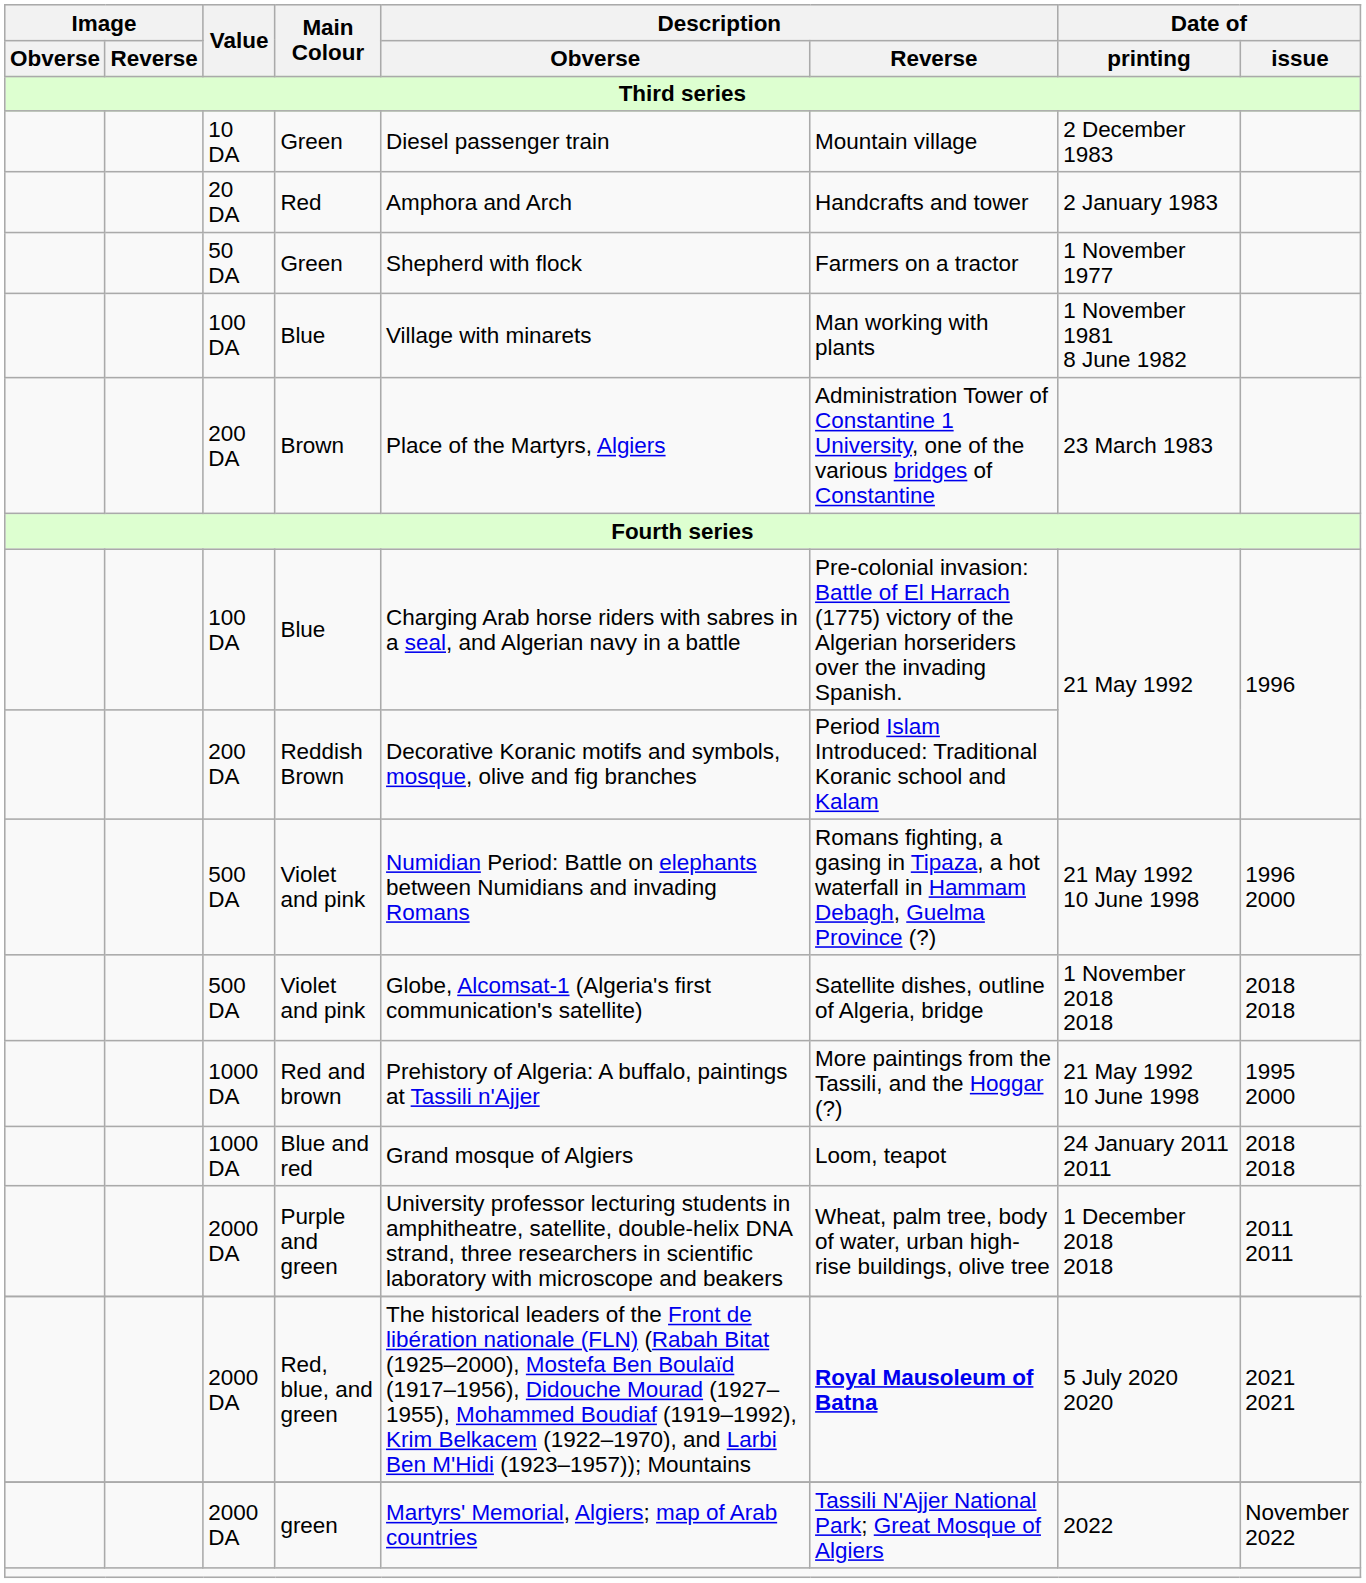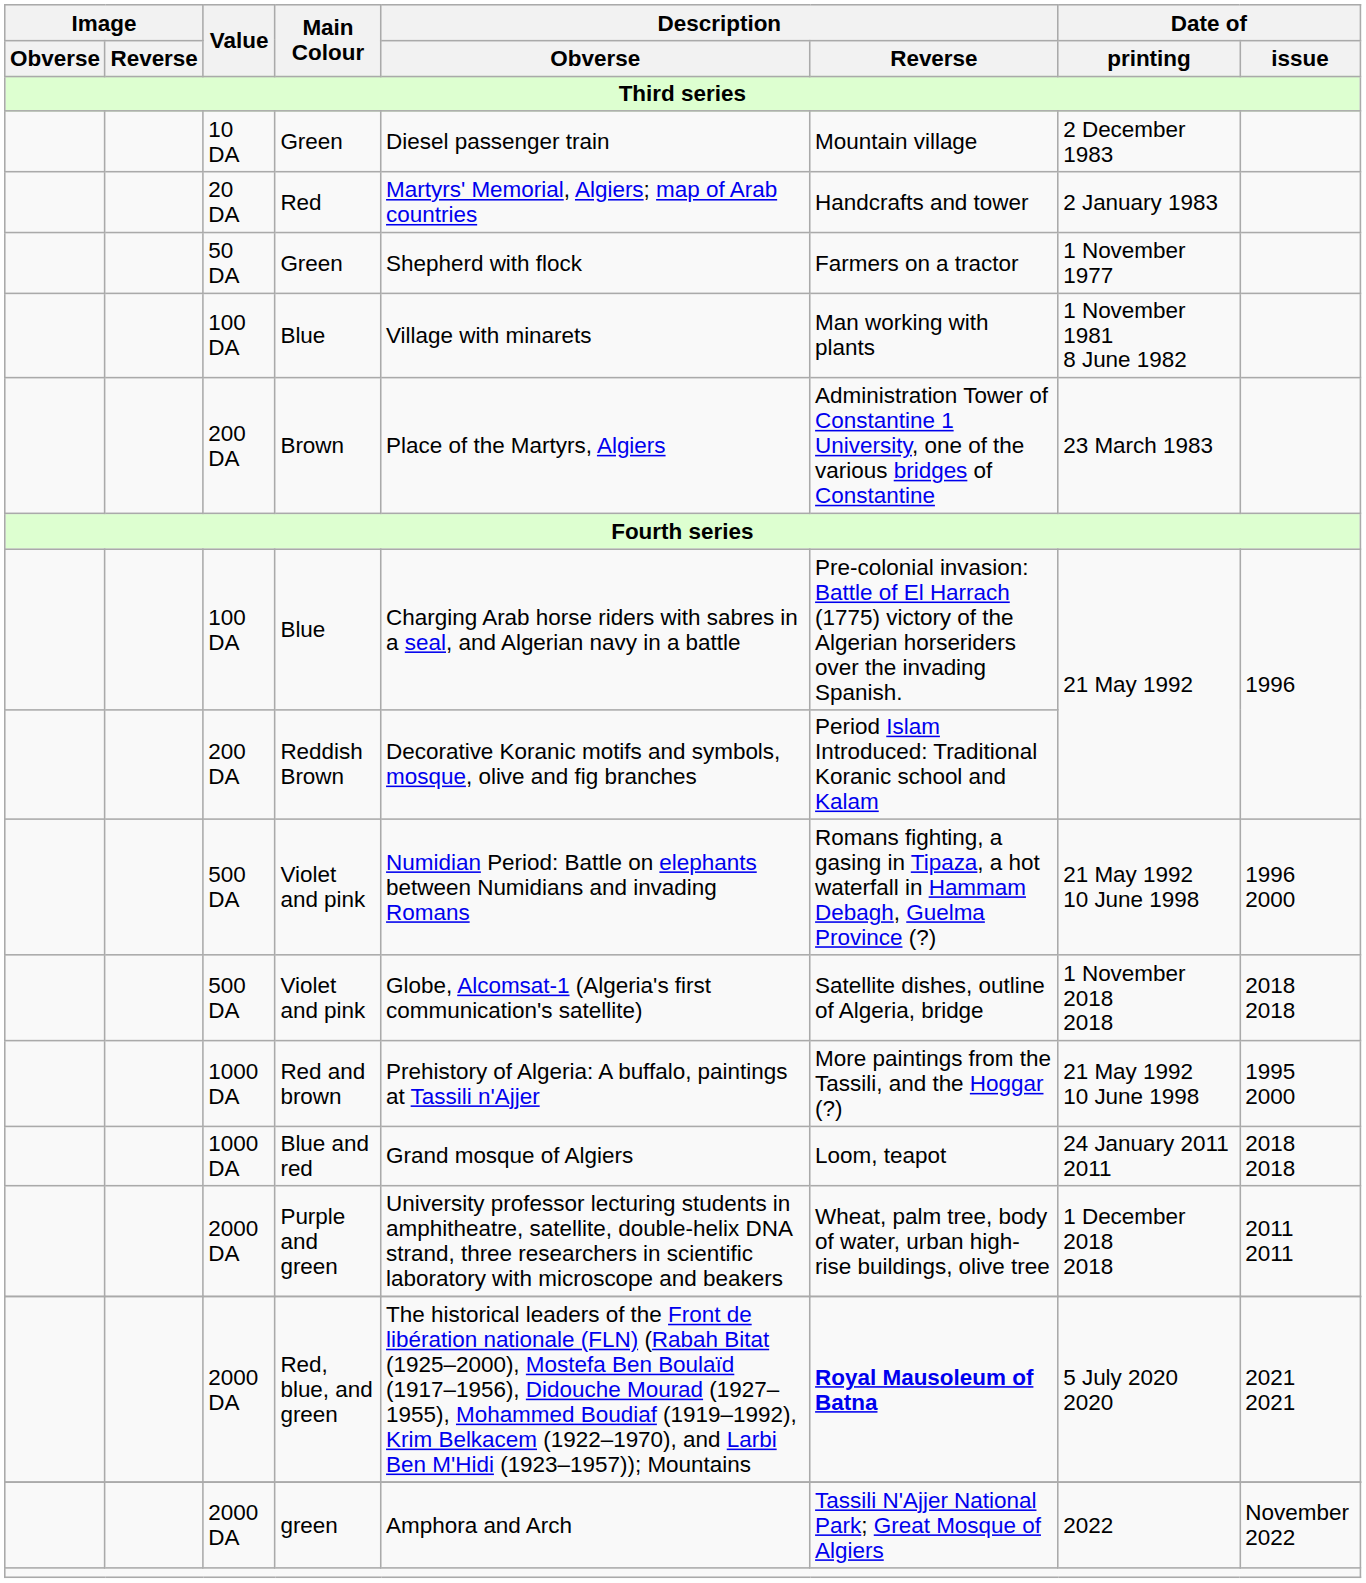(479, 202) Amphora and Arch -> (582, 202) Martyrs' Memorial, Algiers; map of Arab countries
(582, 1525) Martyrs' Memorial, Algiers; map of Arab countries -> (479, 1525) Amphora and Arch
